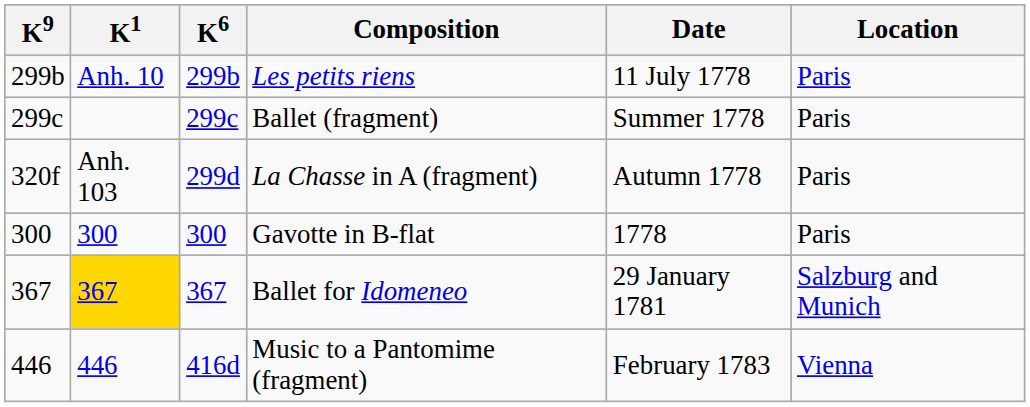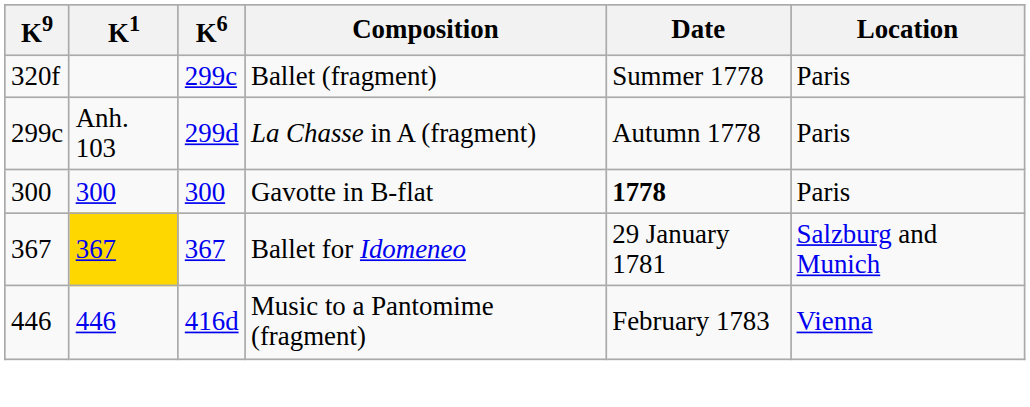- row: (334, 75)
(37, 118) 299c -> (36, 75) 320f
(36, 176) 320f -> (37, 133) 299c
(640, 233) normal -> (639, 191) bold
